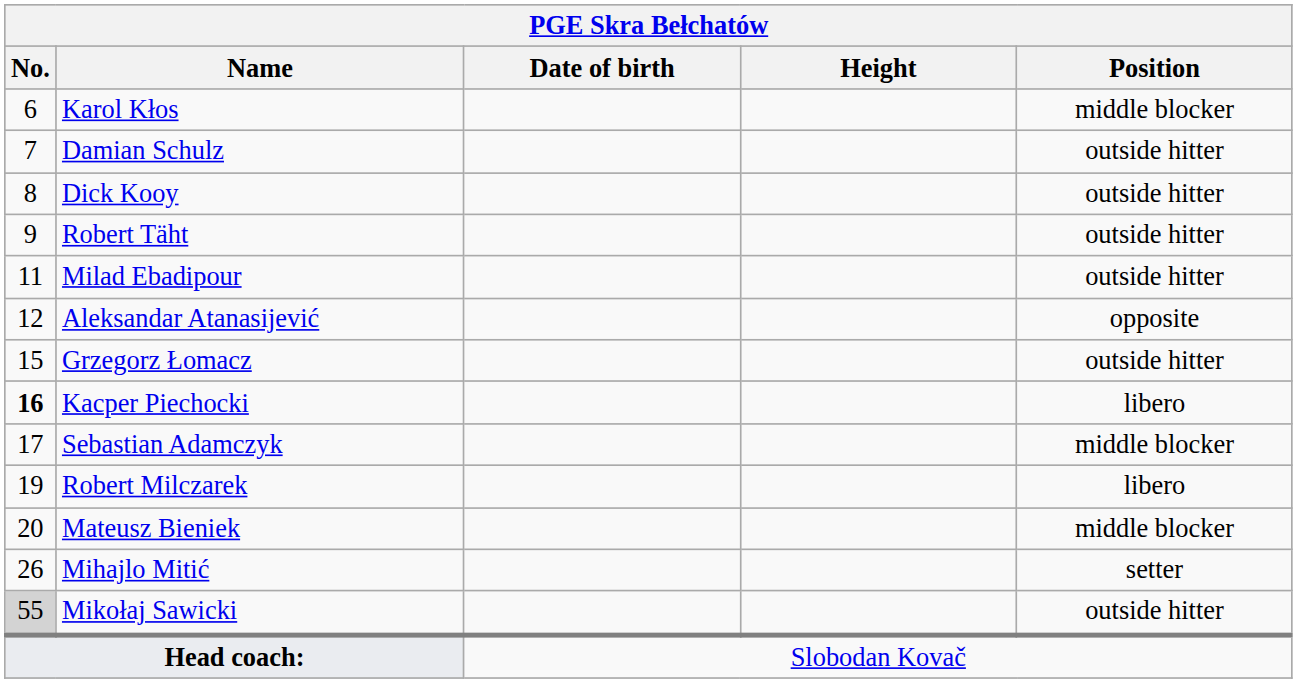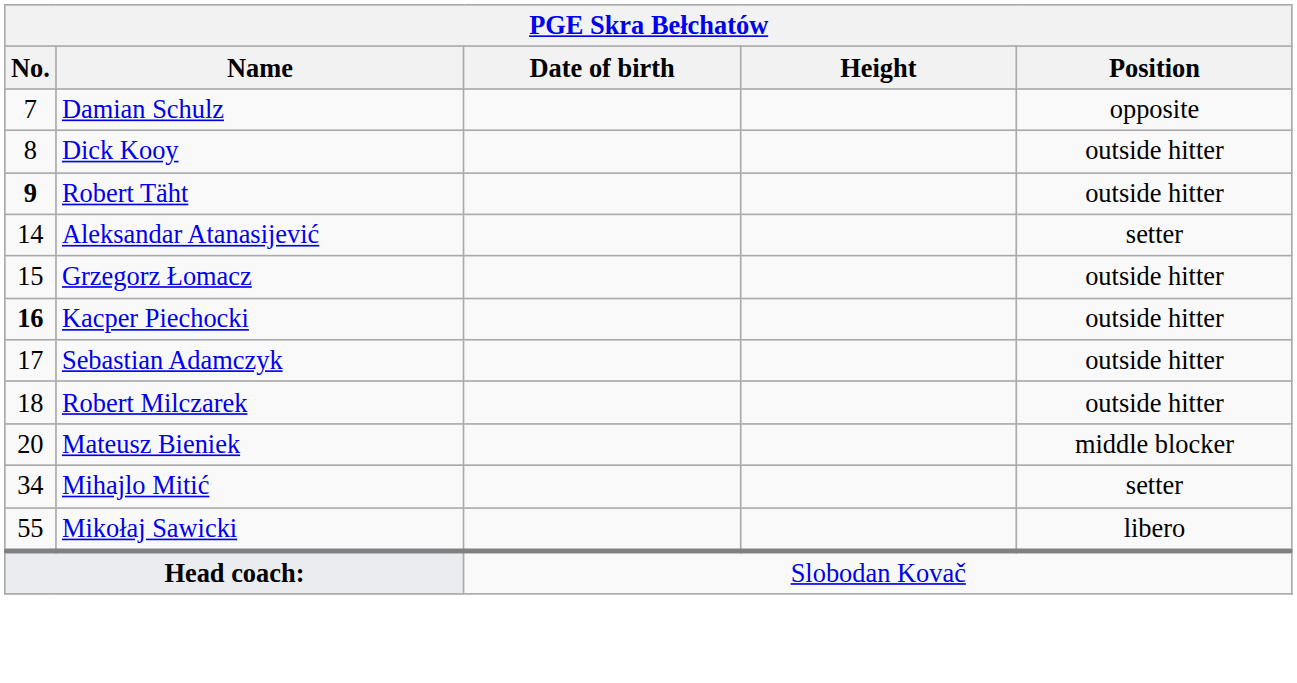- row: (120, 109)
(1154, 151) outside hitter -> (1154, 109) opposite
(30, 234) normal -> (30, 192) bold
- row: (152, 276)
(30, 318) 12 -> (30, 234) 14
(1154, 318) opposite -> (1154, 234) setter
(1154, 402) libero -> (1154, 318) outside hitter
(1154, 444) middle blocker -> (1154, 360) outside hitter
(30, 485) 19 -> (30, 402) 18
(1154, 485) libero -> (1154, 402) outside hitter
(30, 569) 26 -> (30, 485) 34
(30, 611) lightgrey background -> (30, 527) no background
(1154, 611) outside hitter -> (1154, 527) libero
